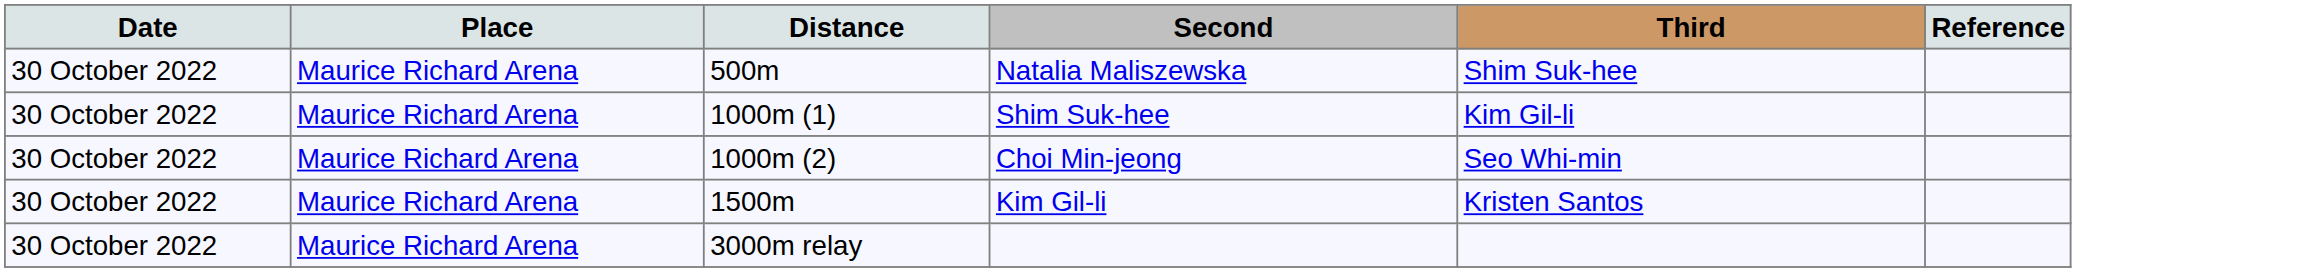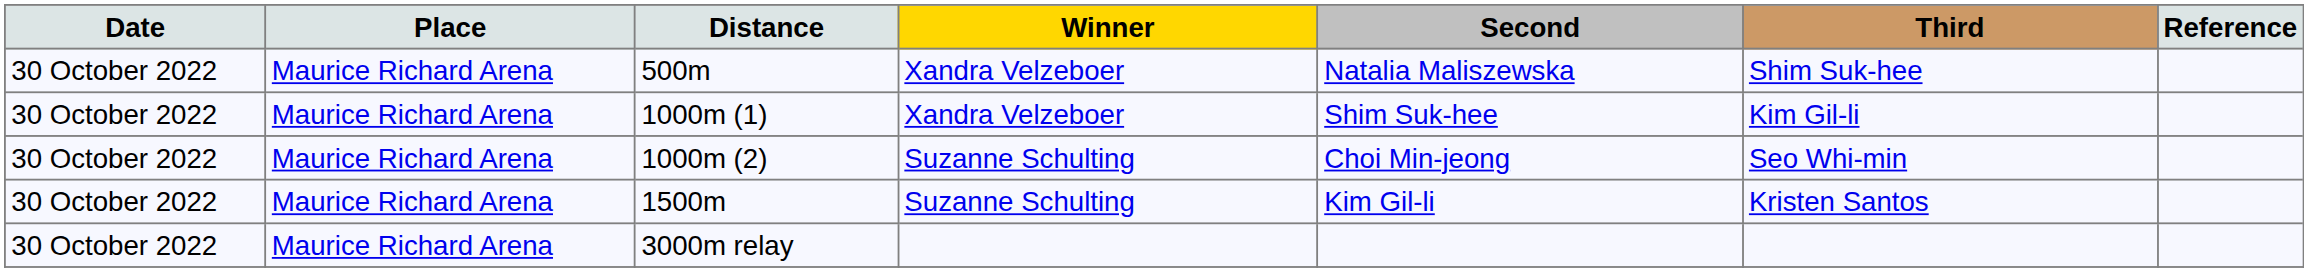+ column: (1108, 27)
